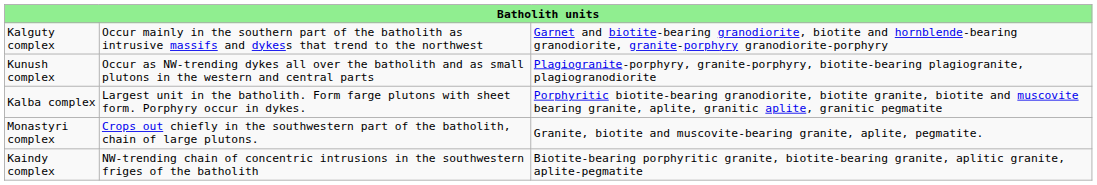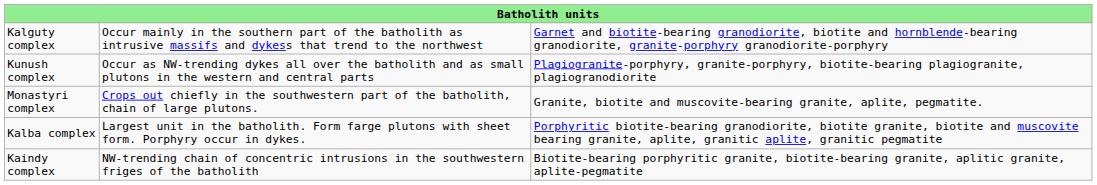rows swapped: (51, 102) <-> (38, 133)
